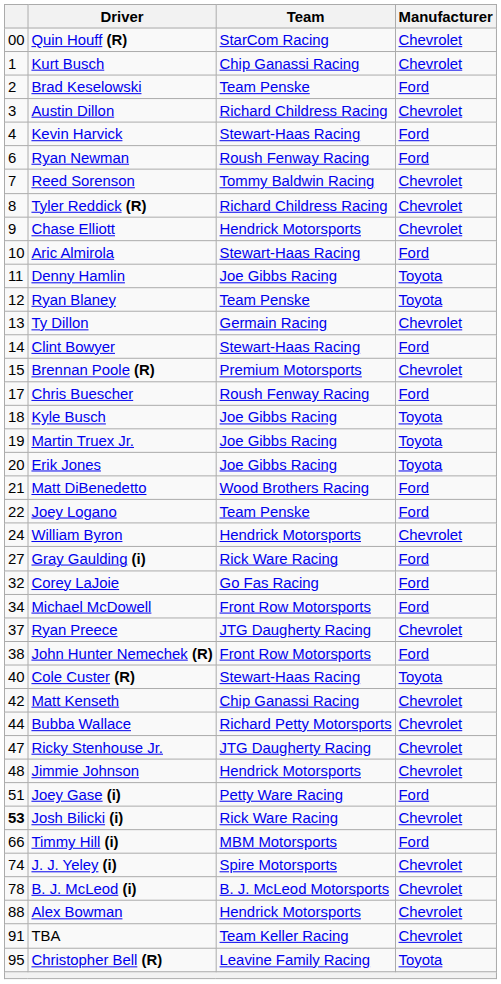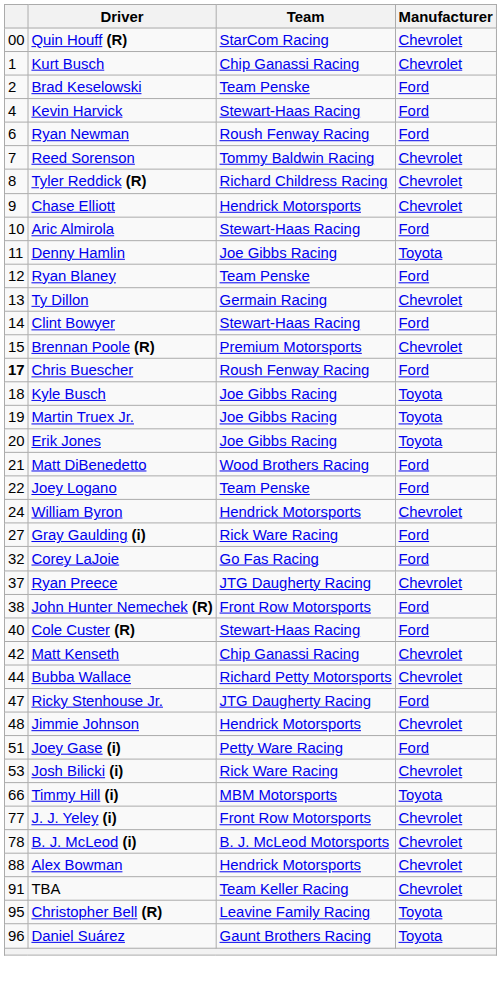- row: (73, 111)
(420, 299) Toyota -> (414, 276) Ford
(16, 394) normal -> (16, 370) bold
- row: (91, 606)
(420, 677) Toyota -> (414, 630) Ford
(430, 747) Chevrolet -> (414, 700) Ford
(16, 818) bold -> (16, 771) normal
(414, 842) Ford -> (420, 795) Toyota
(16, 865) 74 -> (16, 818) 77
(278, 865) Spire Motorsports -> (295, 818) Front Row Motorsports
+ row: (78, 936)
